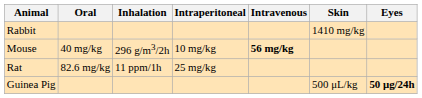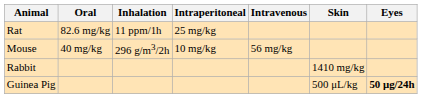rows swapped: (14, 67) <-> (21, 30)
(272, 49) bold -> (272, 49) normal
